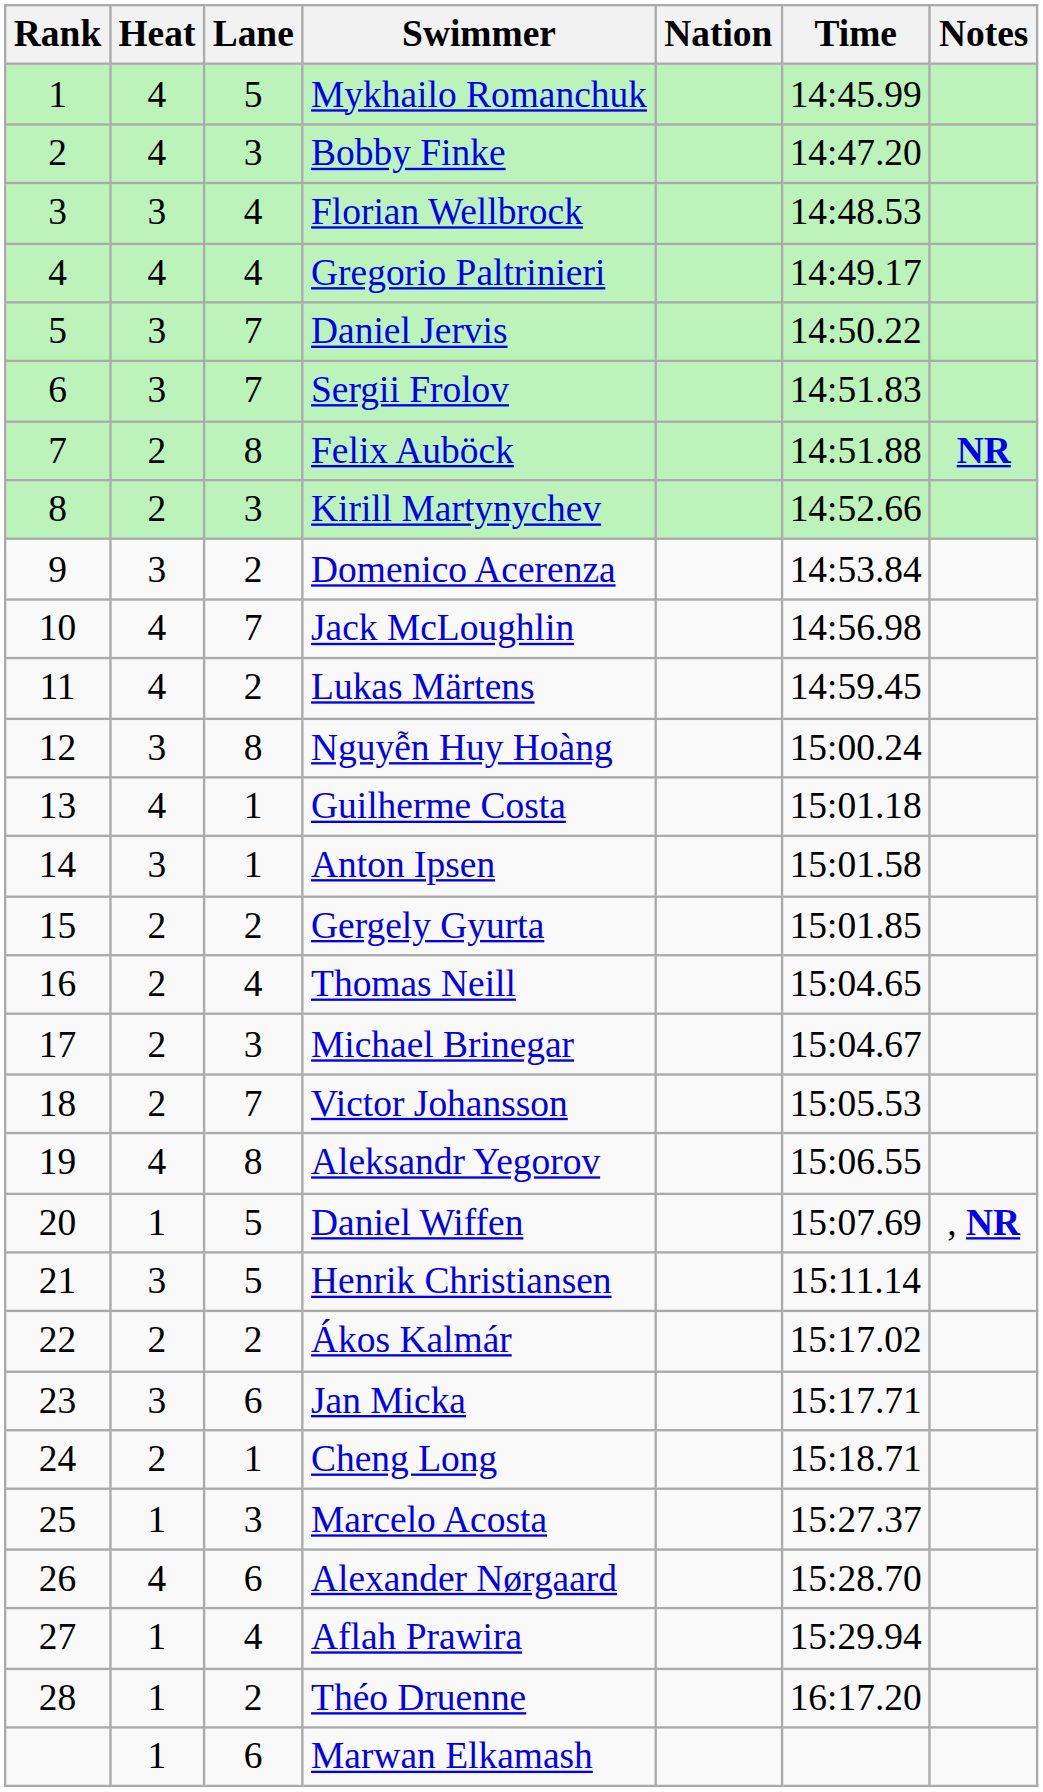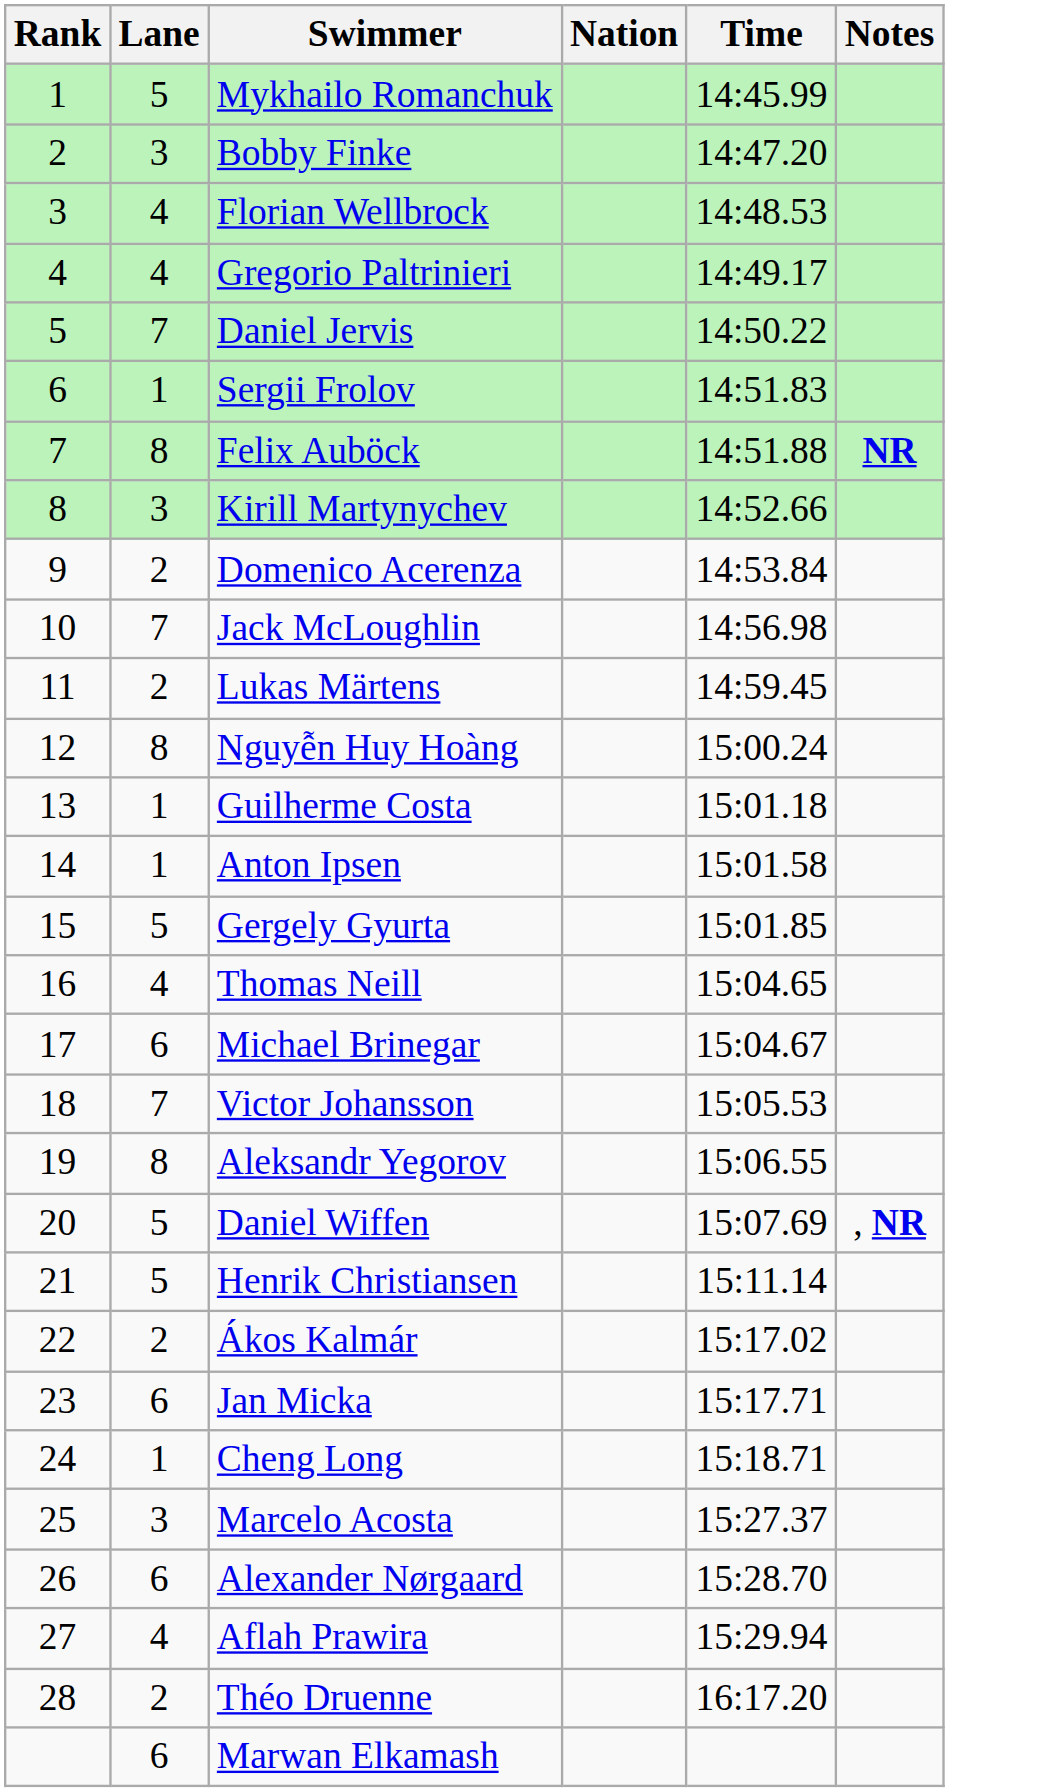- column: (157, 34)
(253, 390) 7 -> (159, 390) 1
(253, 924) 2 -> (159, 924) 5
(253, 1043) 3 -> (159, 1043) 6
